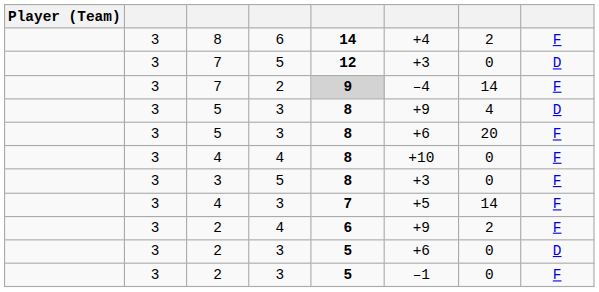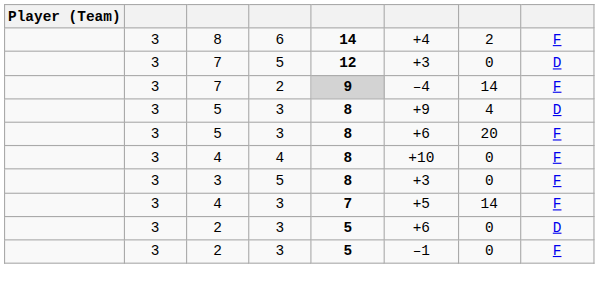- row: (218, 228)
